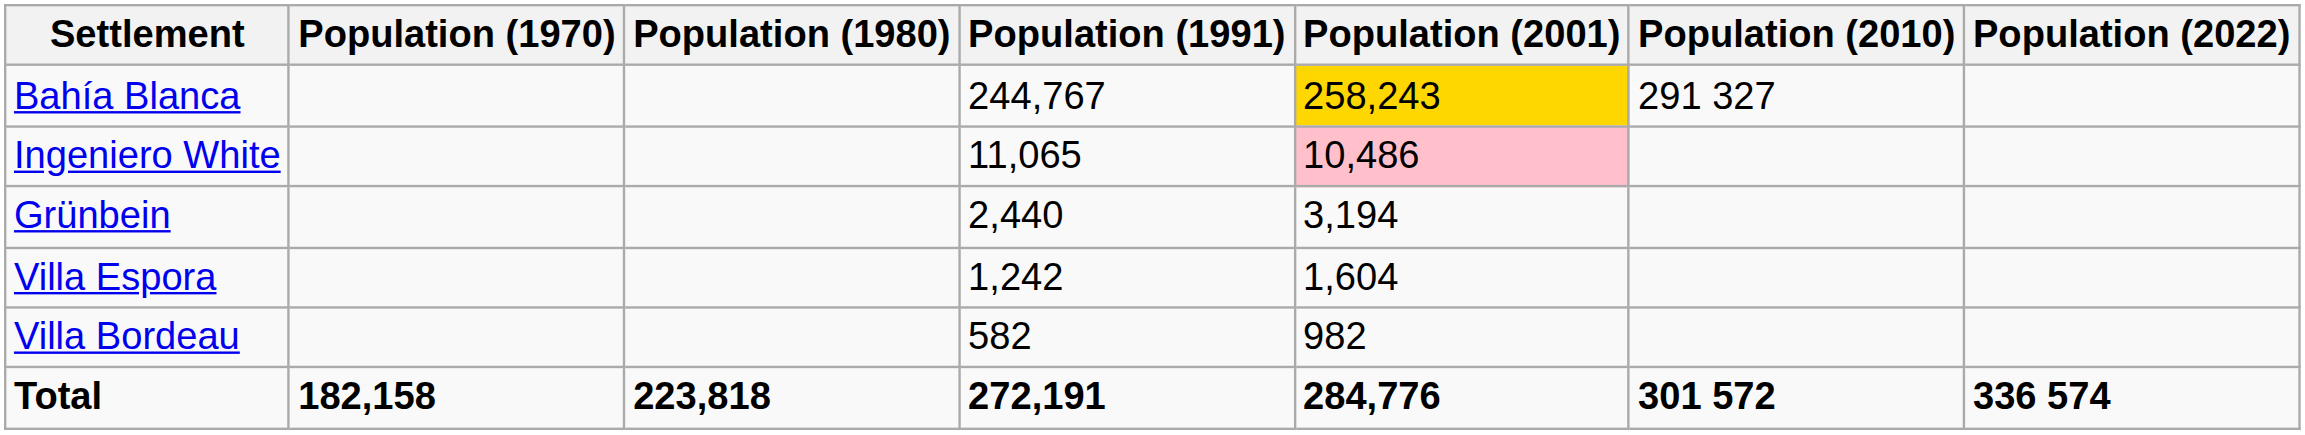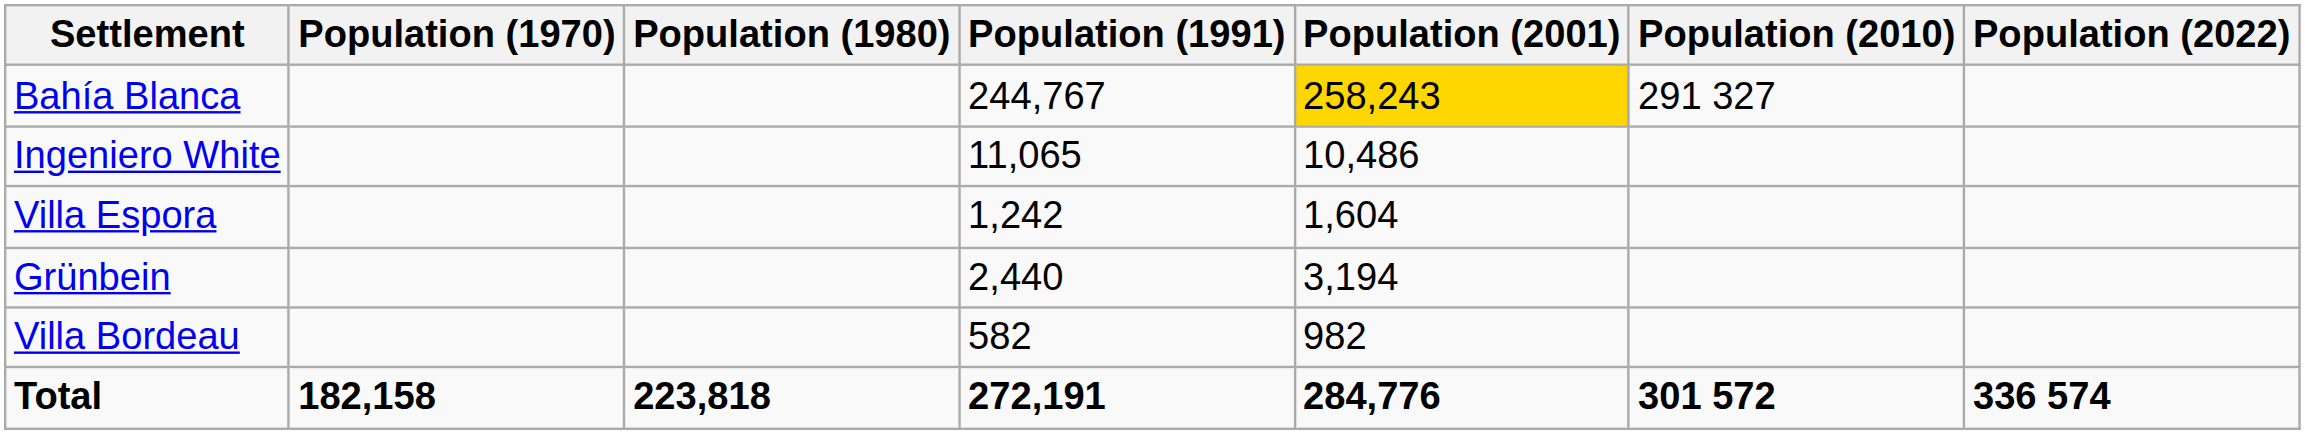(1361, 155) pink background -> (1361, 155) no background
rows swapped: (92, 215) <-> (115, 276)
